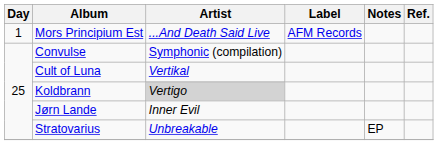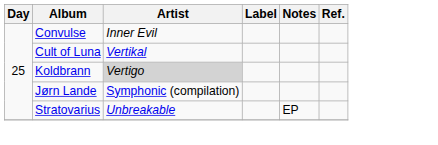- row: (89, 33)
(215, 52) Symphonic (compilation) -> (132, 33) Inner Evil
(174, 110) Inner Evil -> (173, 91) Symphonic (compilation)
